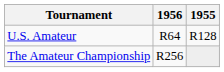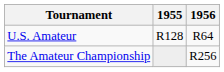columns swapped: (203, 15) <-> (170, 15)
